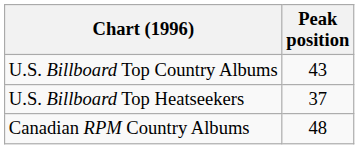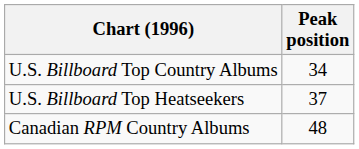(318, 69) 43 -> (318, 69) 34
